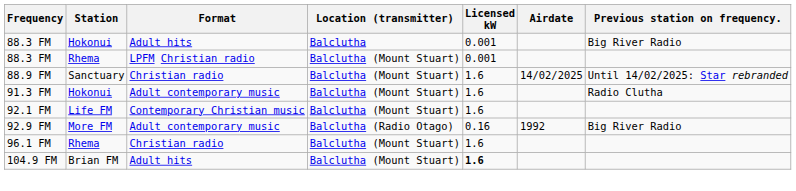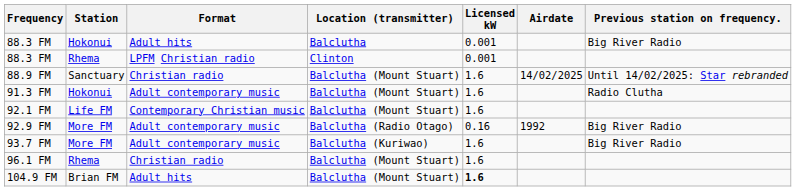(385, 59) Balclutha (Mount Stuart) -> (332, 59) Clinton
+ row: (29, 144)
